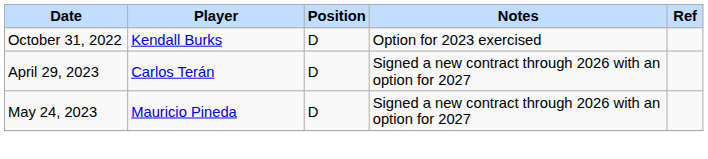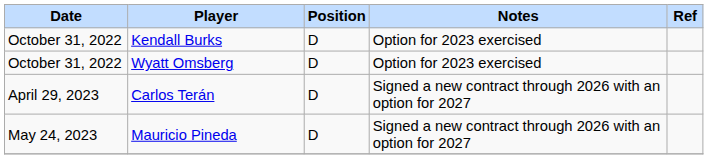+ row: (182, 63)
